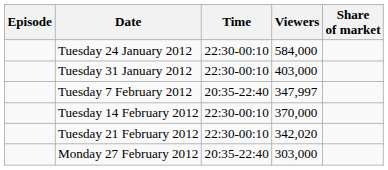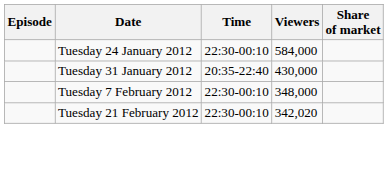(237, 71) 22:30-00:10 -> (237, 71) 20:35-22:40
(296, 71) 403,000 -> (296, 71) 430,000
(237, 92) 20:35-22:40 -> (237, 92) 22:30-00:10
(296, 92) 347,997 -> (296, 92) 348,000
- row: (128, 112)
- row: (128, 154)
